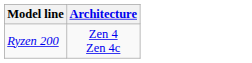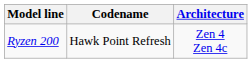+ column: (120, 14)
